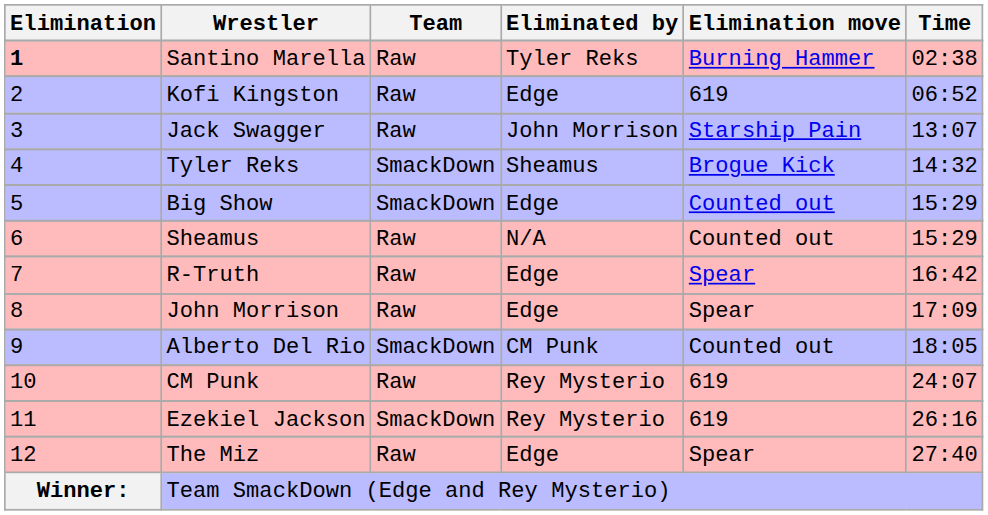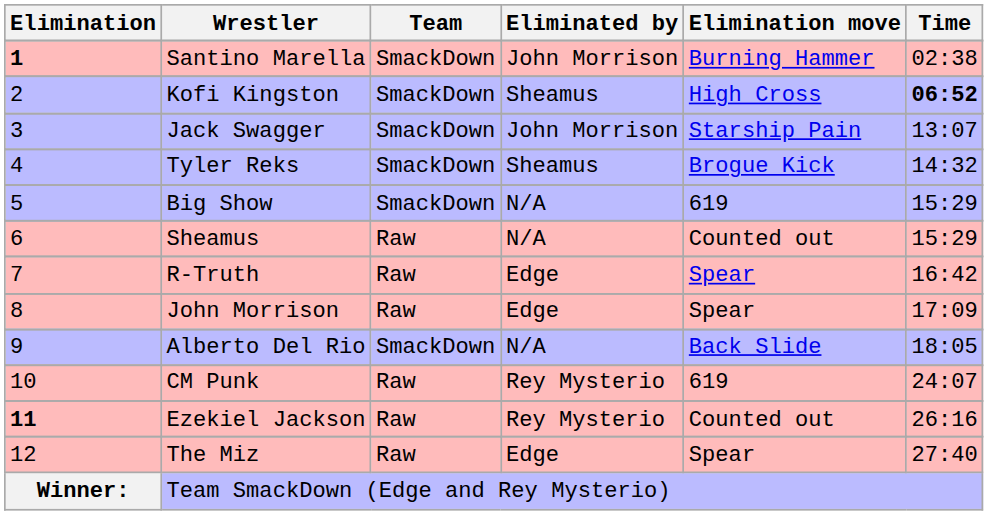(396, 59) Raw -> (436, 59) SmackDown
(572, 59) Tyler Reks -> (592, 59) John Morrison
(396, 95) Raw -> (436, 95) SmackDown
(532, 95) Edge -> (552, 95) Sheamus
(709, 95) 619 -> (755, 95) High Cross
(945, 95) normal -> (945, 95) bold
(396, 131) Raw -> (436, 131) SmackDown
(532, 203) Edge -> (526, 203) N/A
(762, 203) Counted out -> (709, 203) 619
(552, 347) CM Punk -> (526, 347) N/A
(762, 347) Counted out -> (755, 347) Back Slide
(23, 419) normal -> (23, 419) bold
(436, 419) SmackDown -> (396, 419) Raw
(709, 419) 619 -> (762, 419) Counted out
